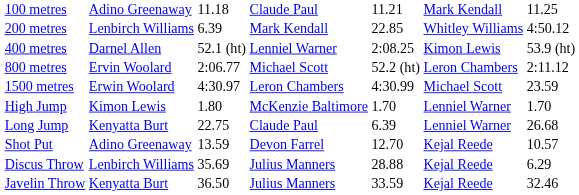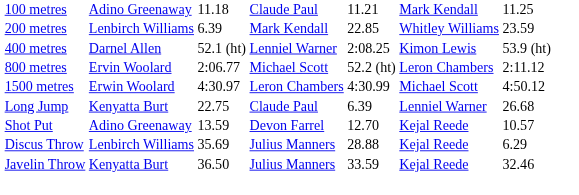(548, 28) 4:50.12 -> (518, 28) 23.59
(543, 87) 23.59 -> (524, 87) 4:50.12
- row: (36, 106)
